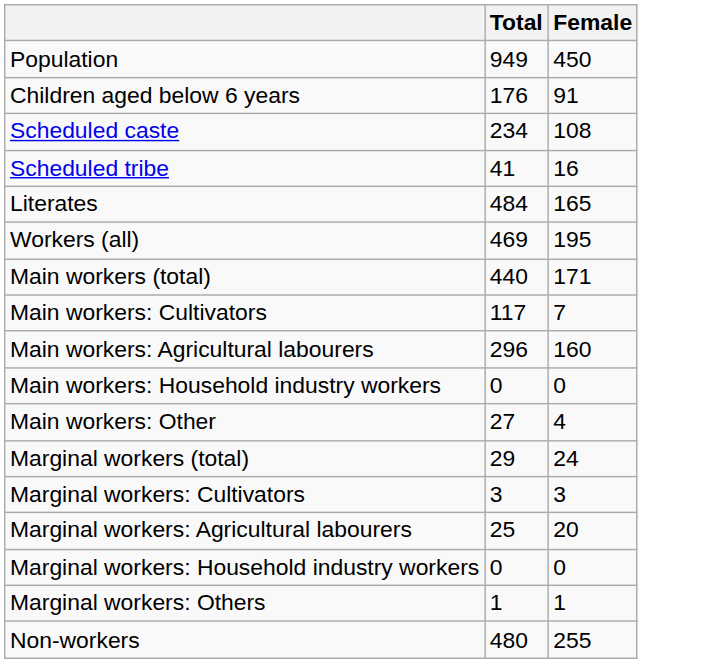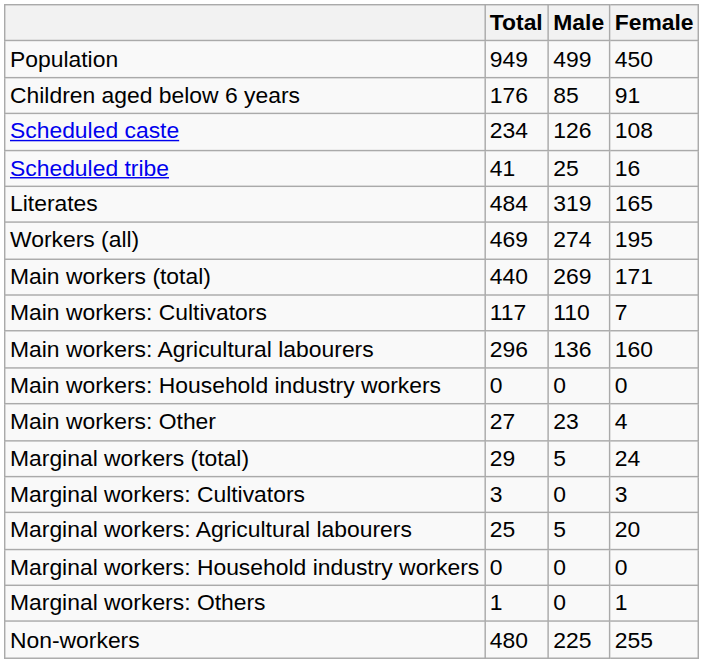+ column: (579, 22)
